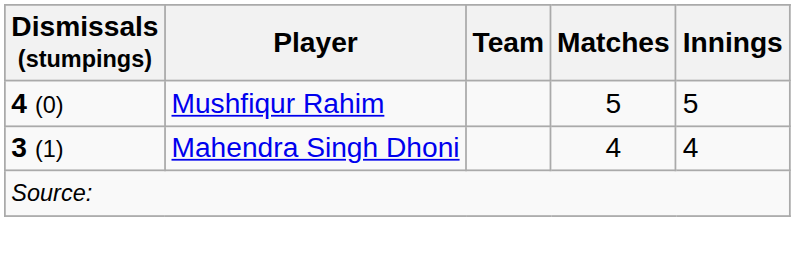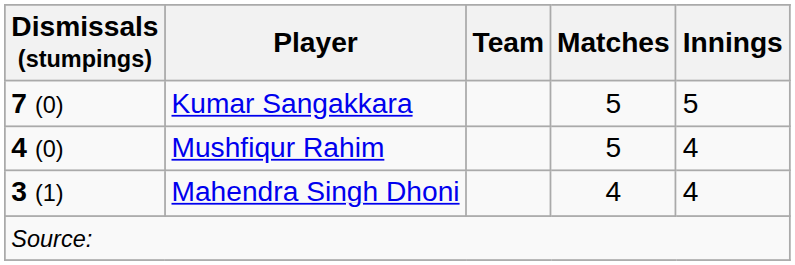+ row: (292, 103)
(691, 103) 5 -> (691, 147) 4
